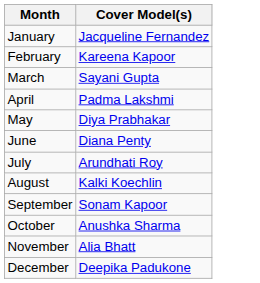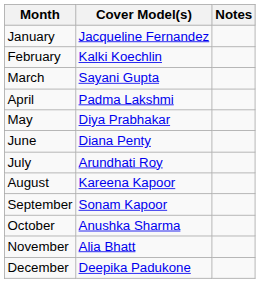+ column: (234, 15)
(127, 57) Kareena Kapoor -> (120, 57) Kalki Koechlin
(120, 183) Kalki Koechlin -> (127, 183) Kareena Kapoor
